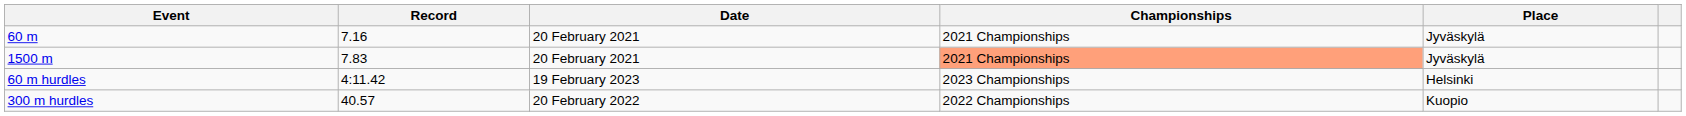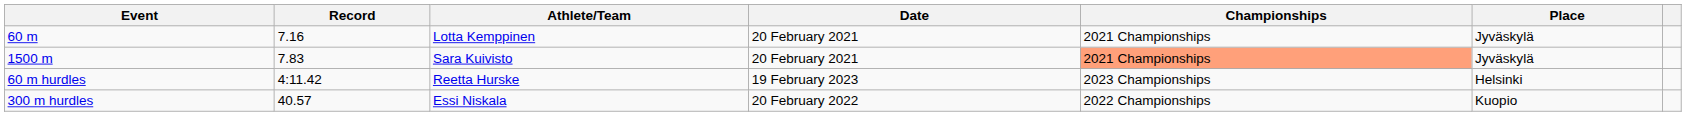+ column: (589, 15)
